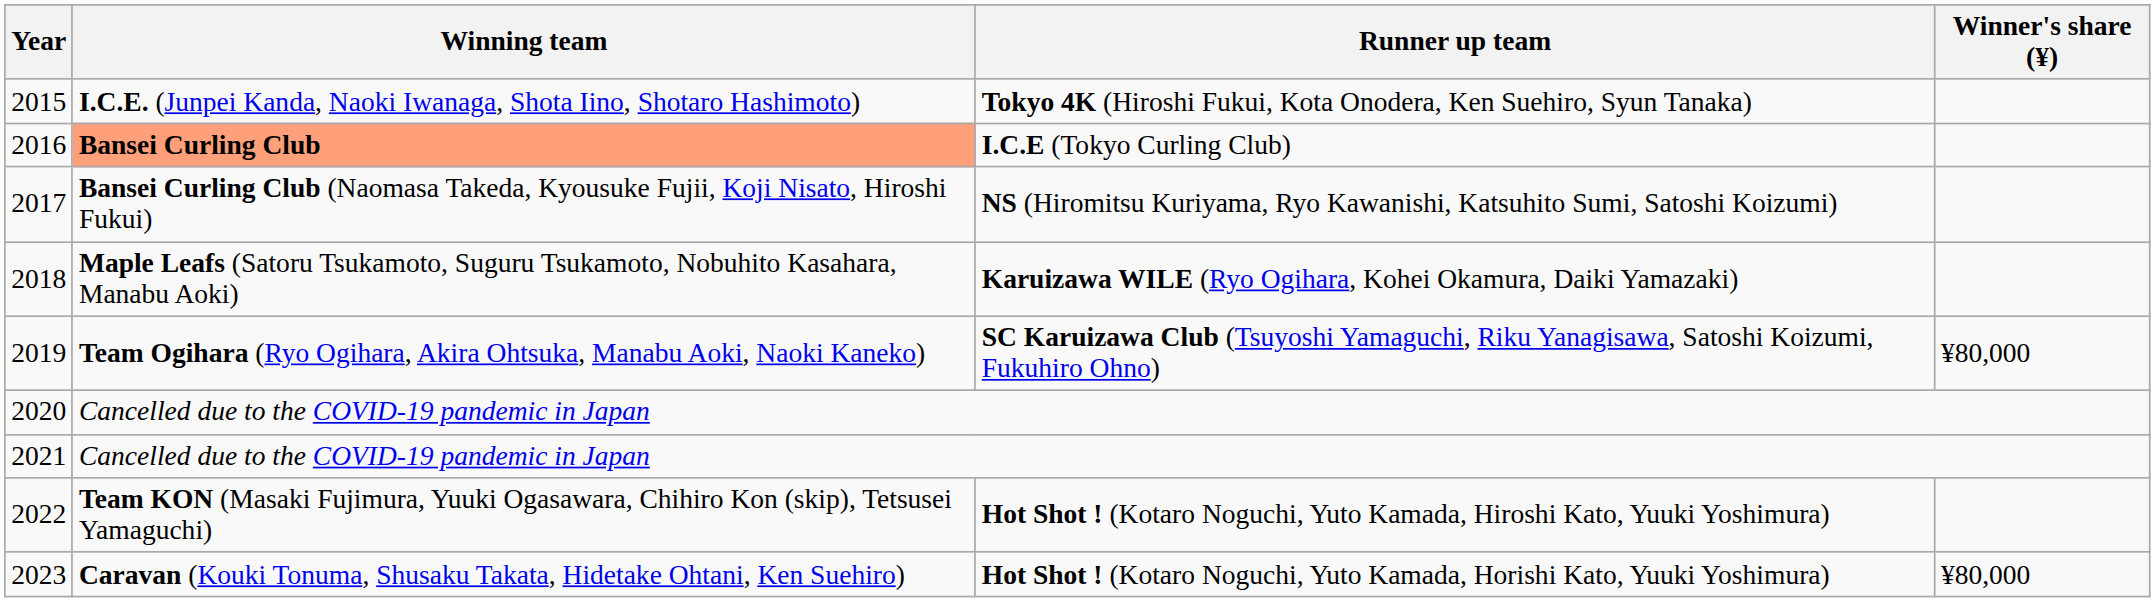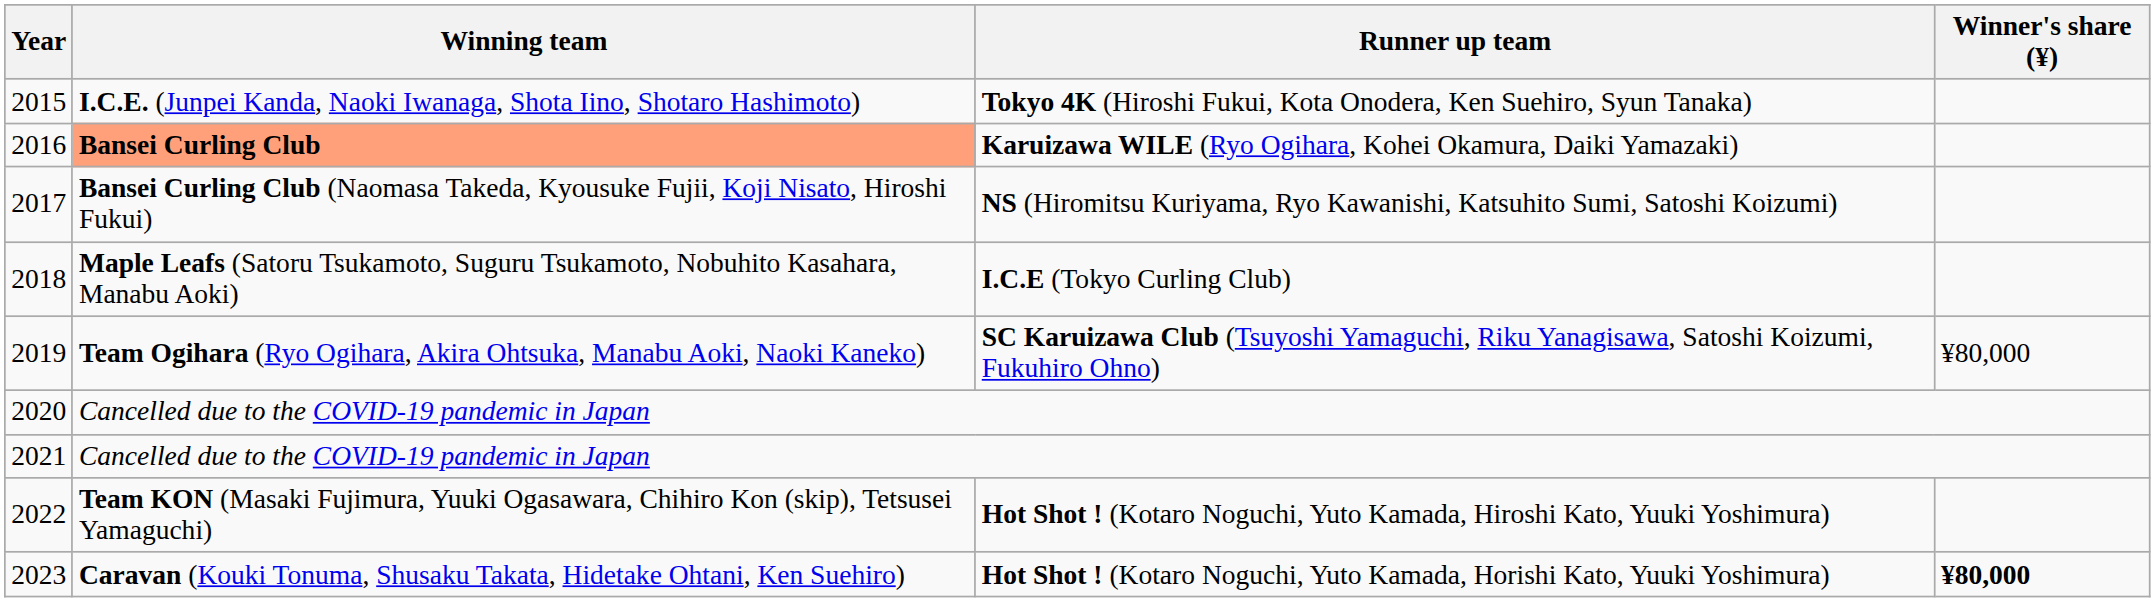(1136, 144) I.C.E (Tokyo Curling Club) -> (1360, 144) Karuizawa WILE (Ryo Ogihara, Kohei Okamura, Daiki Yamazaki)
(1360, 278) Karuizawa WILE (Ryo Ogihara, Kohei Okamura, Daiki Yamazaki) -> (1136, 278) I.C.E (Tokyo Curling Club)
(1986, 573) normal -> (1986, 573) bold
